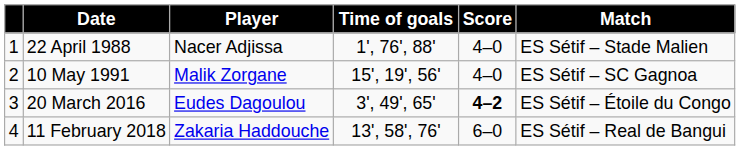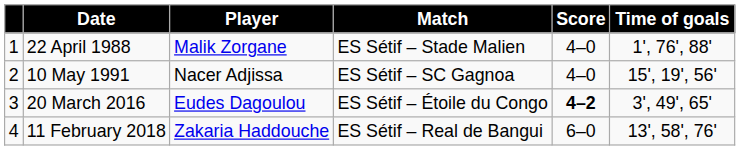columns swapped: (626, 19) <-> (396, 19)
(228, 47) Nacer Adjissa -> (230, 47) Malik Zorgane
(230, 75) Malik Zorgane -> (228, 75) Nacer Adjissa
